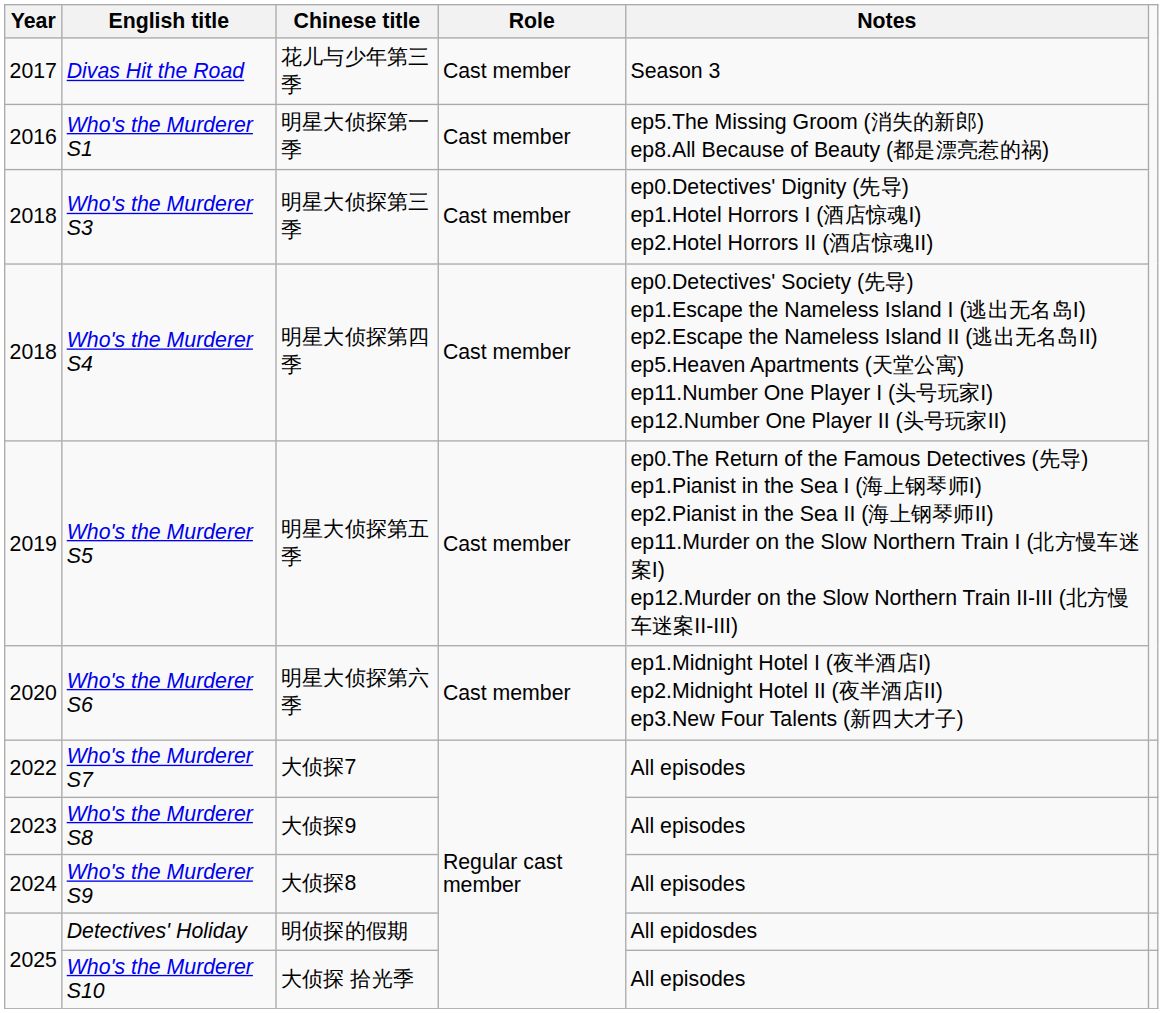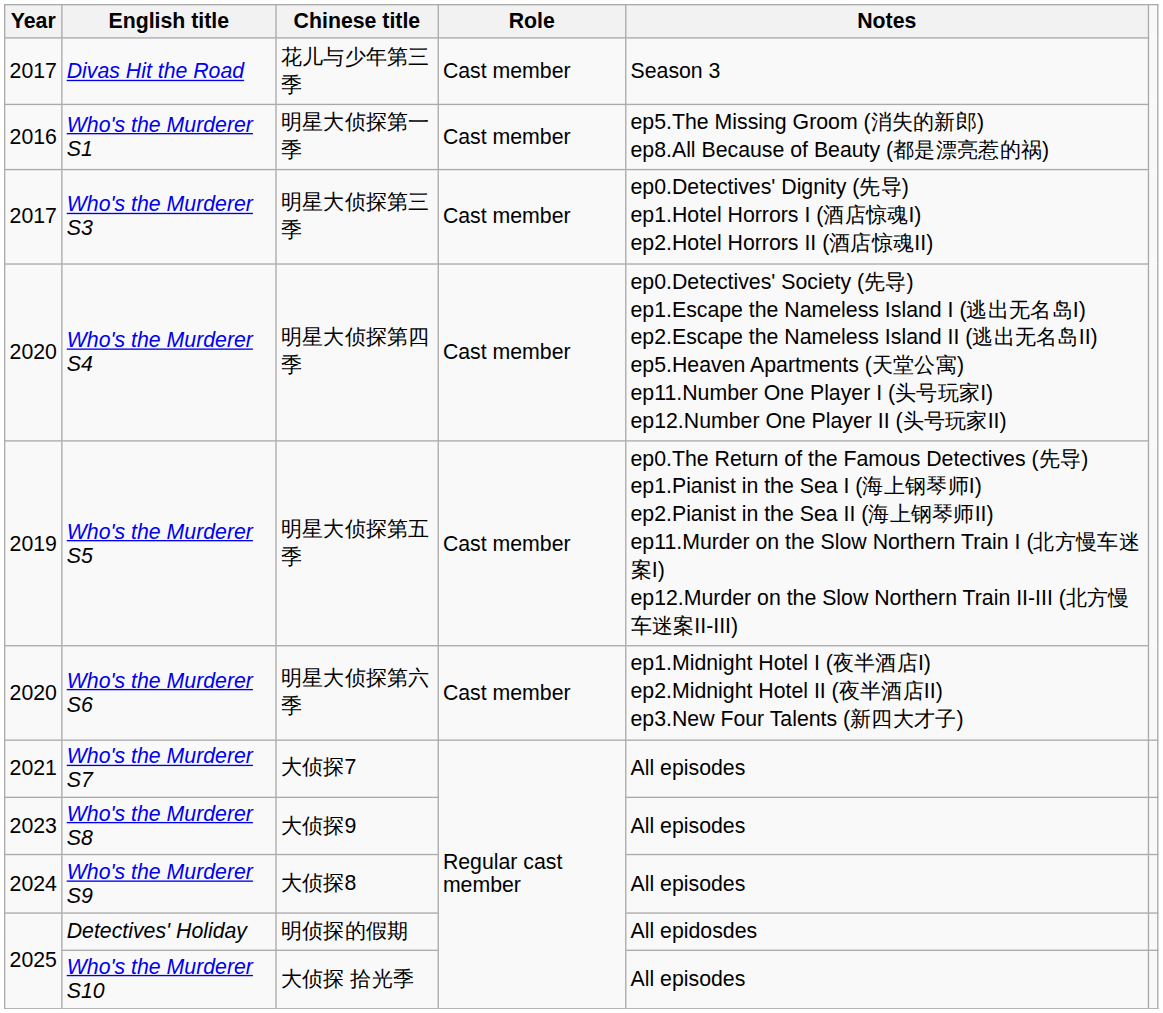(33, 216) 2018 -> (33, 216) 2017
(33, 351) 2018 -> (33, 351) 2020
(33, 768) 2022 -> (33, 768) 2021
